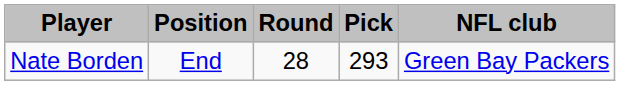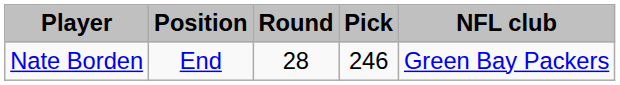(369, 60) 293 -> (369, 60) 246
